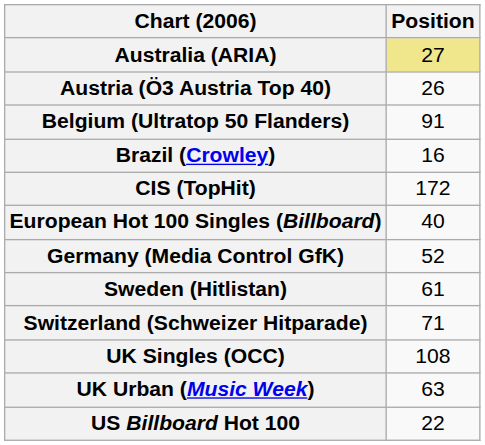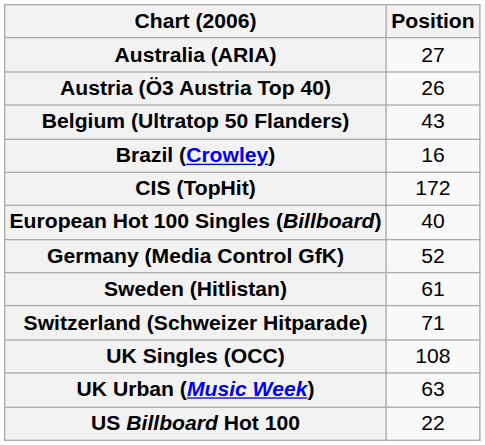(433, 54) khaki background -> (433, 54) no background
(433, 121) 91 -> (433, 121) 43
